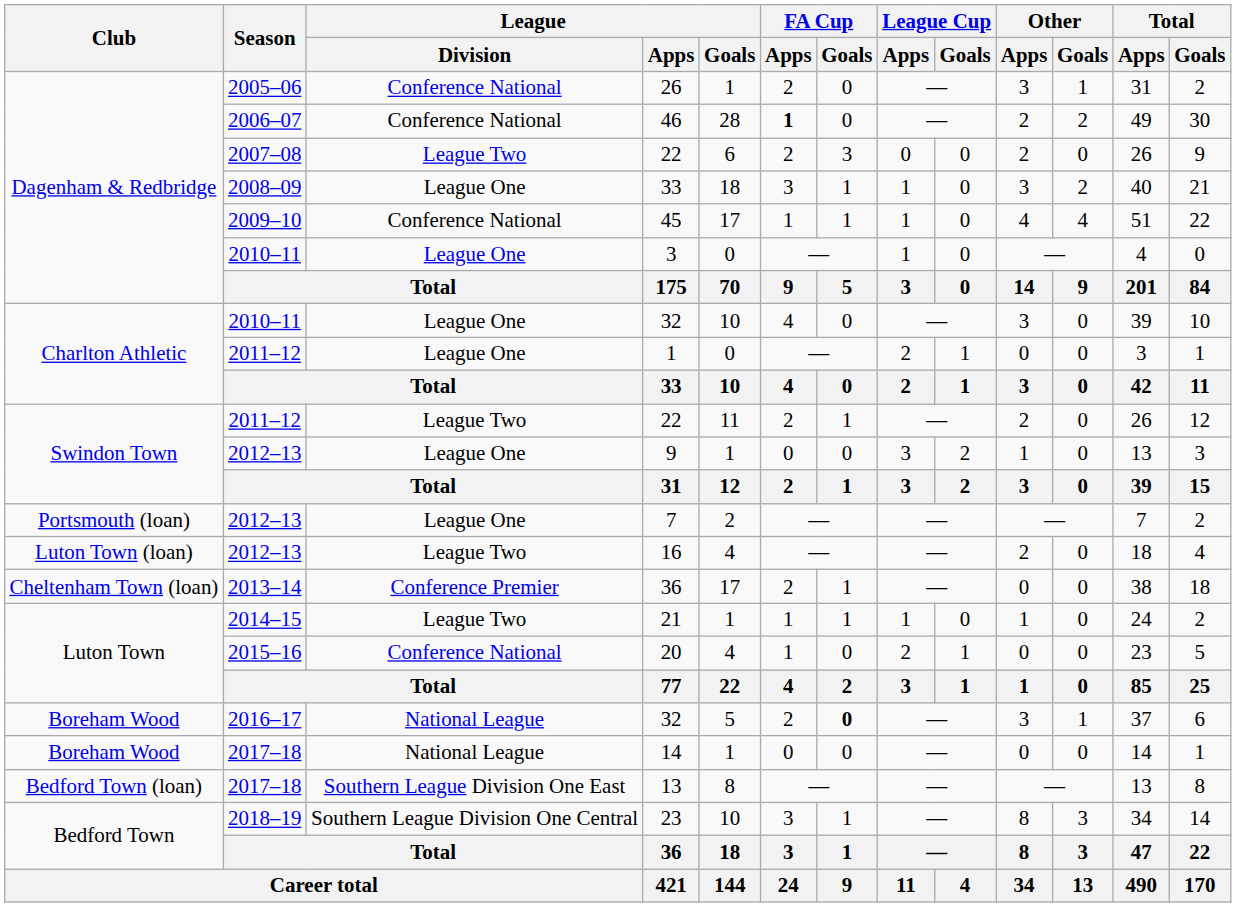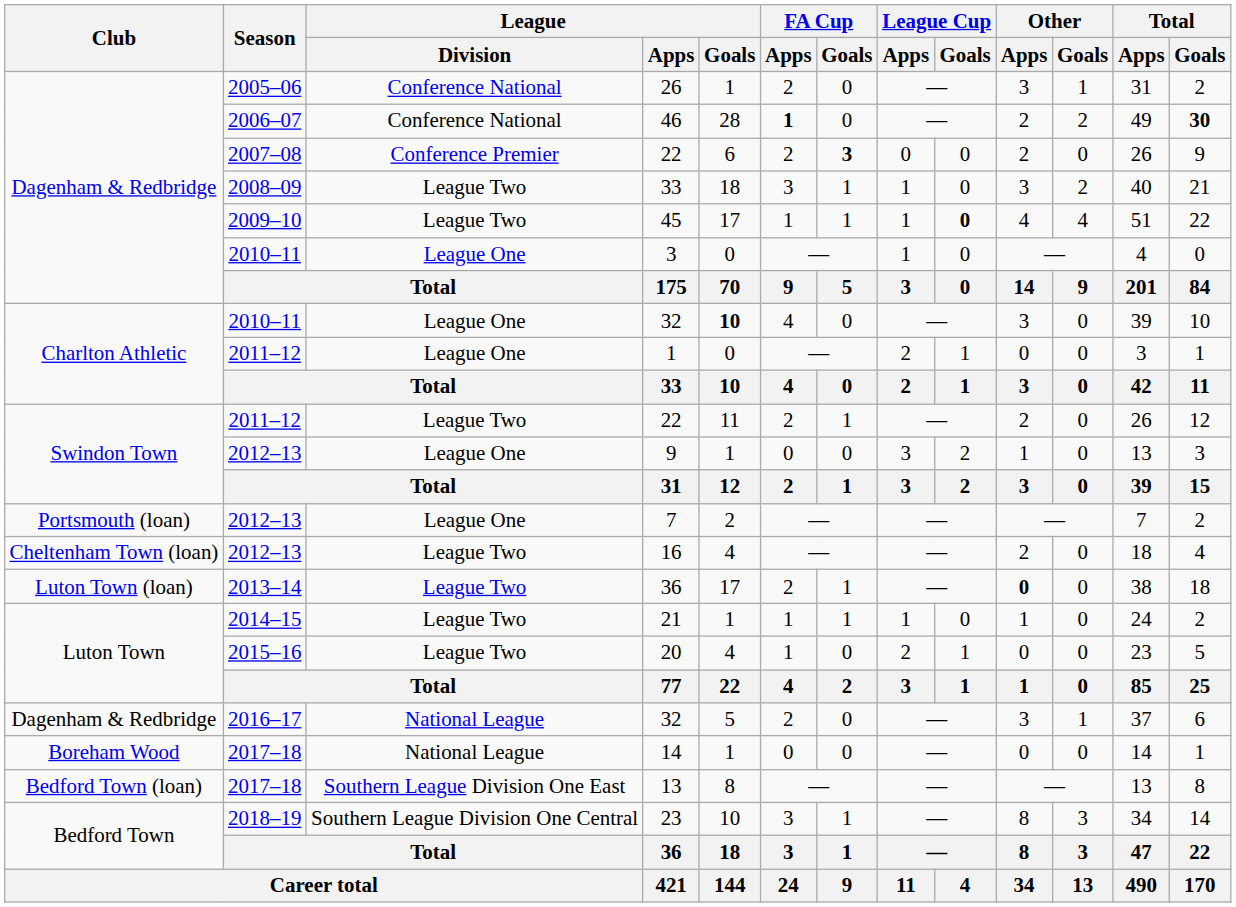(1200, 120) normal -> (1200, 120) bold
(475, 154) League Two -> (475, 154) Conference Premier
(847, 154) normal -> (847, 154) bold
(475, 187) League One -> (475, 187) League Two
(475, 220) Conference National -> (475, 220) League Two
(965, 220) normal -> (965, 220) bold
(730, 320) normal -> (730, 320) bold
(114, 552) Luton Town (loan) -> (114, 552) Cheltenham Town (loan)
(114, 586) Cheltenham Town (loan) -> (114, 586) Luton Town (loan)
(475, 586) Conference Premier -> (475, 586) League Two
(1024, 586) normal -> (1024, 586) bold
(475, 652) Conference National -> (475, 652) League Two
(114, 719) Boreham Wood -> (114, 719) Dagenham & Redbridge
(847, 719) bold -> (847, 719) normal
